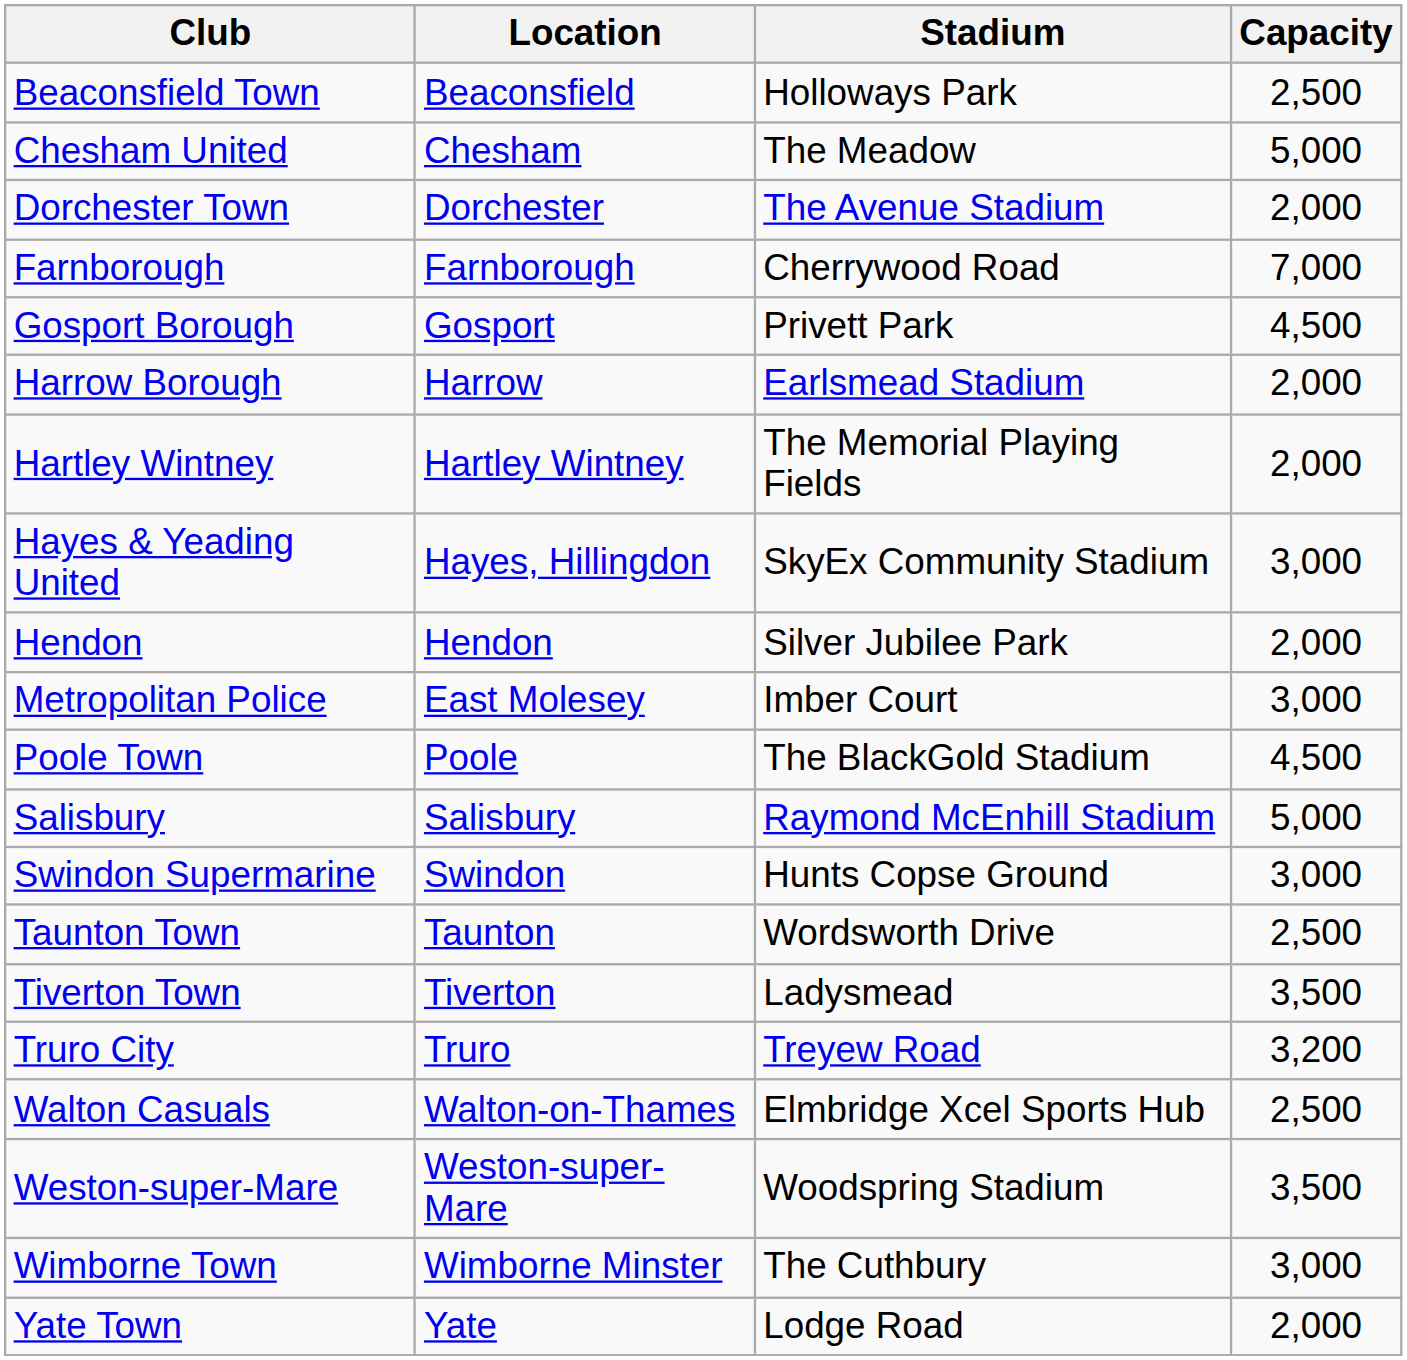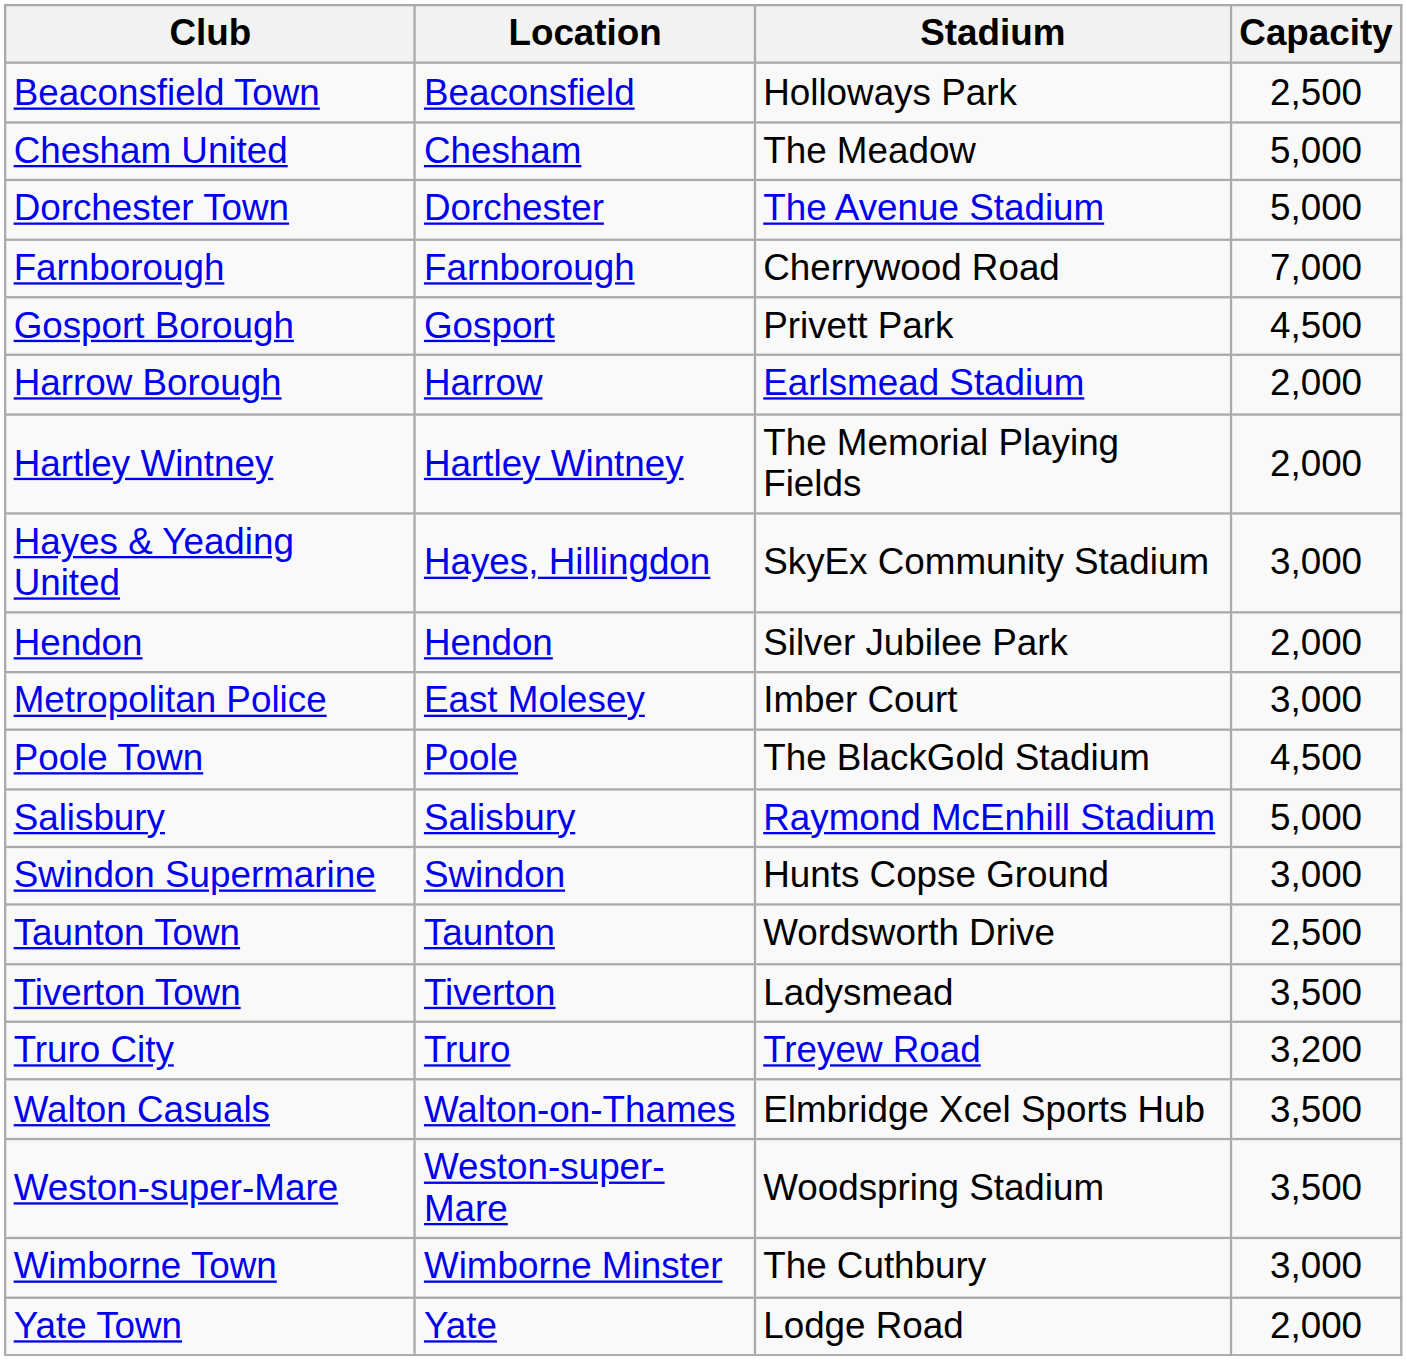(1316, 208) 2,000 -> (1316, 208) 5,000
(1316, 1108) 2,500 -> (1316, 1108) 3,500
